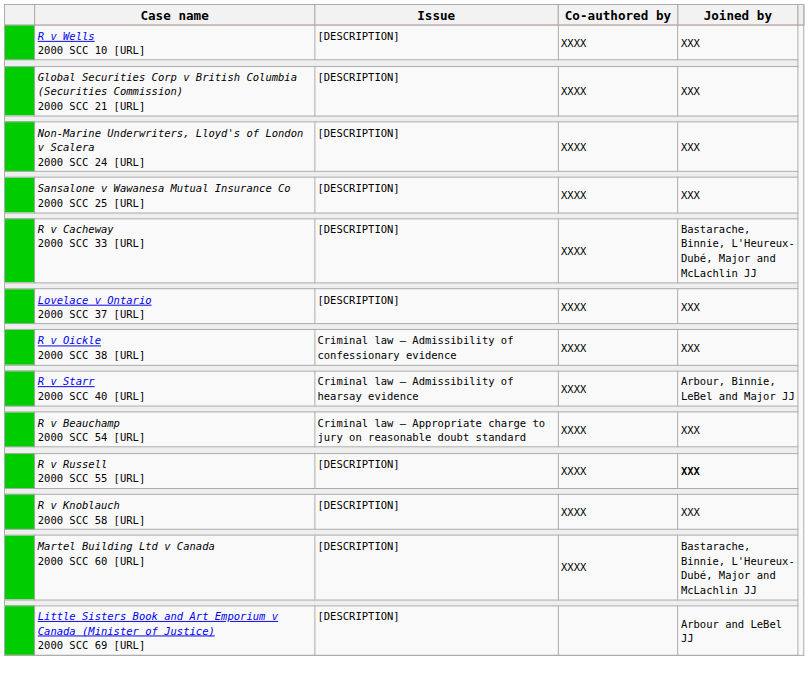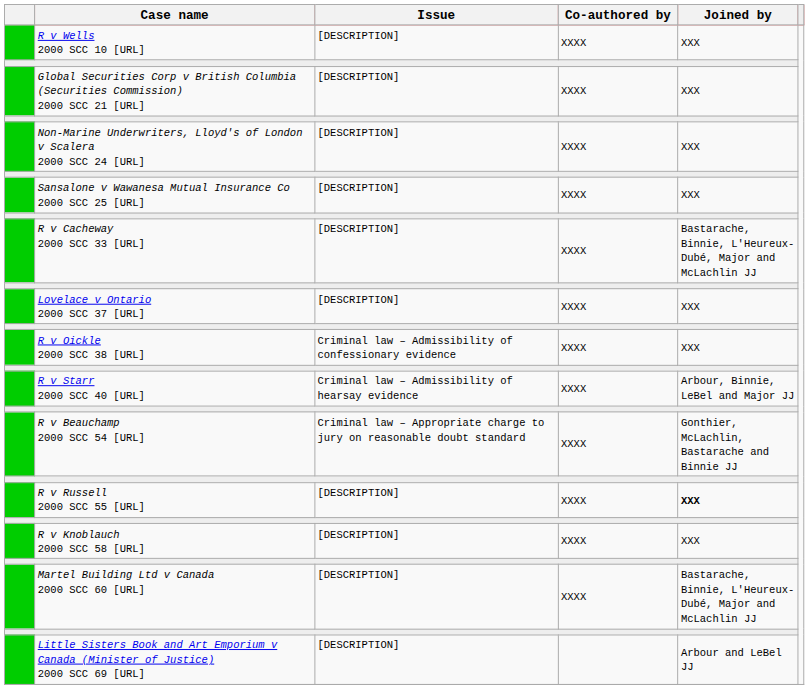(690, 431) XXX -> (725, 445) Gonthier, McLachlin, Bastarache and Binnie JJ
